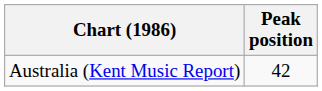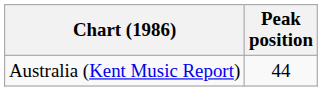(281, 70) 42 -> (281, 70) 44
